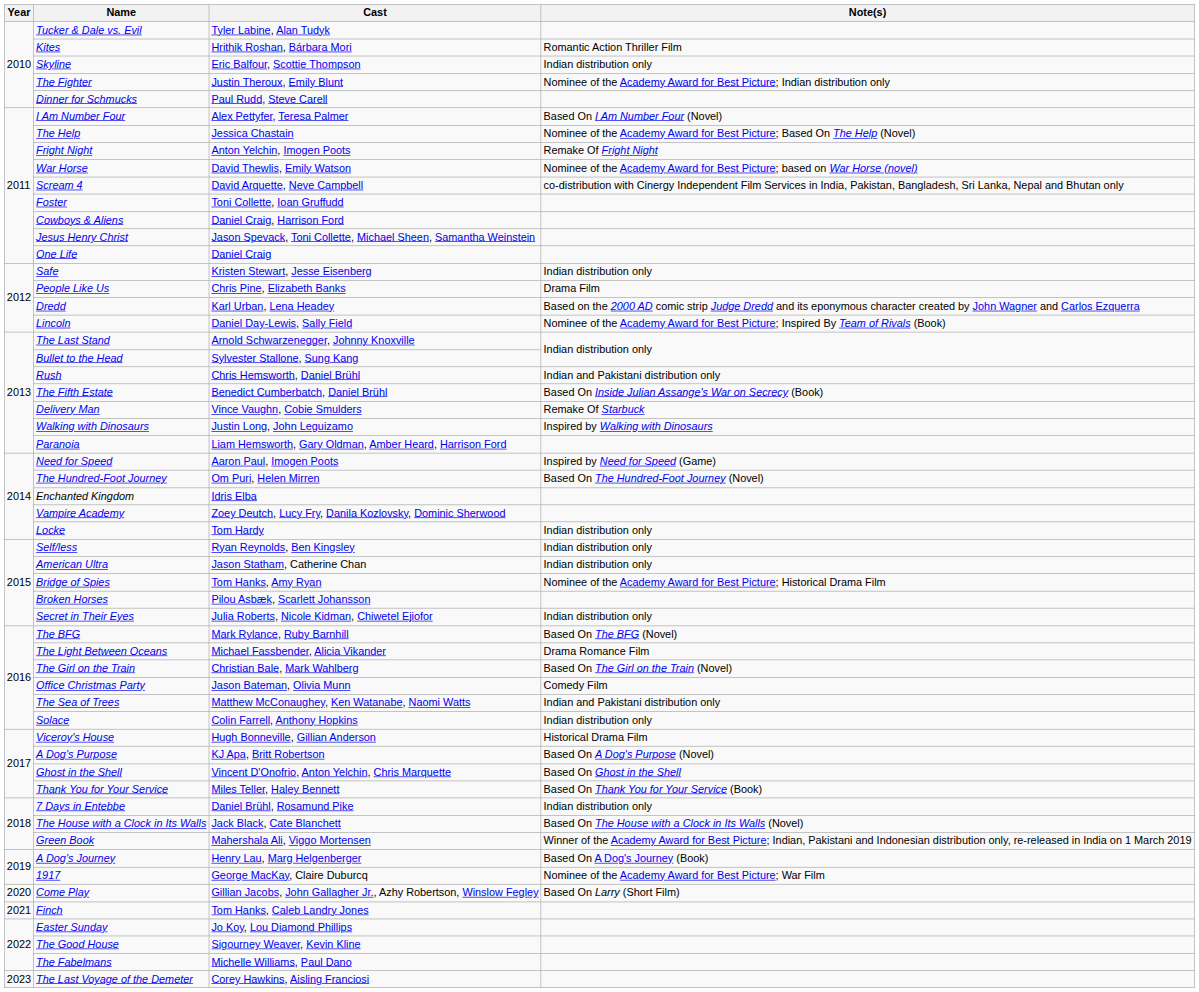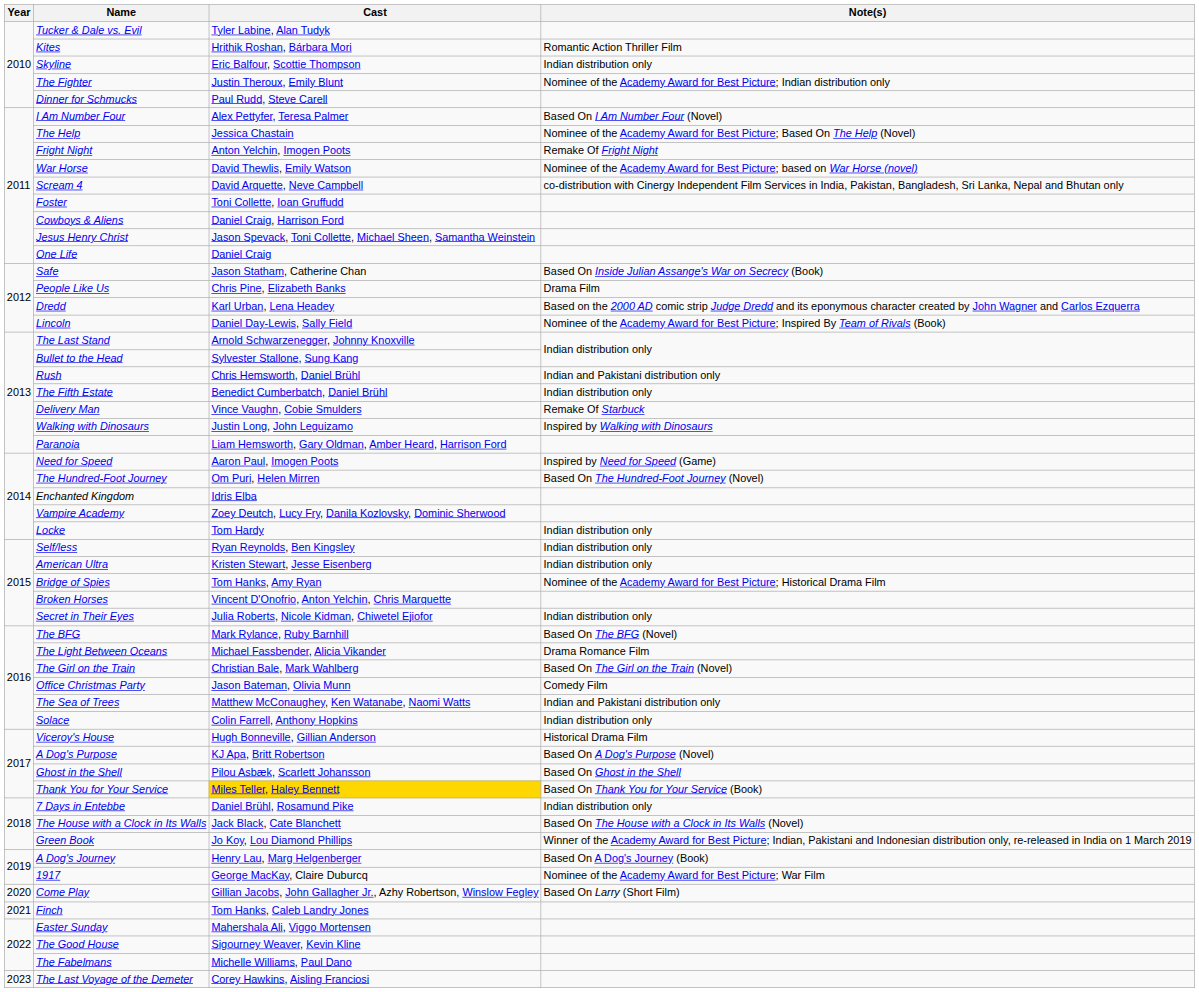(292, 271) Kristen Stewart, Jesse Eisenberg -> (289, 271) Jason Statham, Catherine Chan
(598, 271) Indian distribution only -> (683, 271) Based On Inside Julian Assange's War on Secrecy (Book)
(683, 392) Based On Inside Julian Assange's War on Secrecy (Book) -> (598, 392) Indian distribution only
(289, 565) Jason Statham, Catherine Chan -> (292, 565) Kristen Stewart, Jesse Eisenberg
(291, 599) Pilou Asbæk, Scarlett Johansson -> (331, 599) Vincent D'Onofrio, Anton Yelchin, Chris Marquette
(331, 772) Vincent D'Onofrio, Anton Yelchin, Chris Marquette -> (291, 772) Pilou Asbæk, Scarlett Johansson
(275, 789) no background -> (275, 789) gold background
(291, 841) Mahershala Ali, Viggo Mortensen -> (282, 841) Jo Koy, Lou Diamond Phillips
(282, 927) Jo Koy, Lou Diamond Phillips -> (291, 927) Mahershala Ali, Viggo Mortensen
